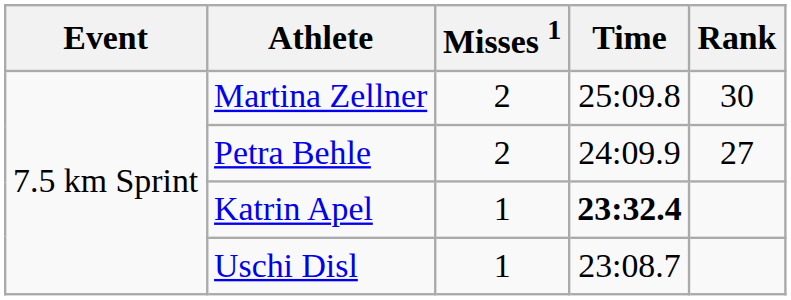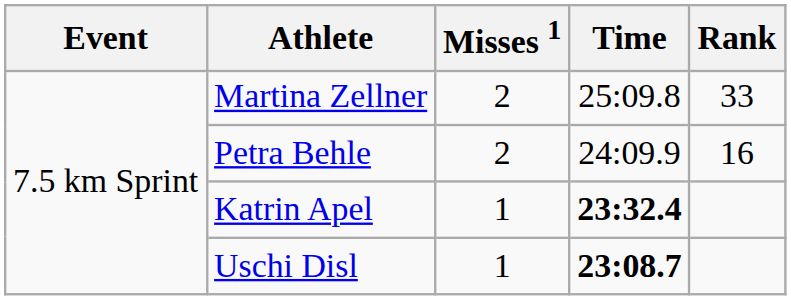(737, 97) 30 -> (737, 97) 33
(737, 153) 27 -> (737, 153) 16
(629, 264) normal -> (629, 264) bold
